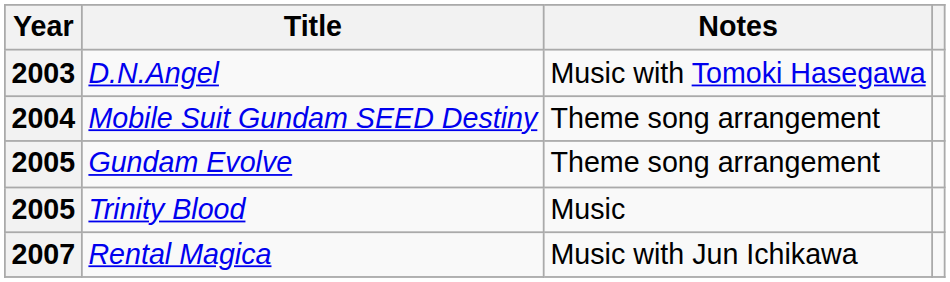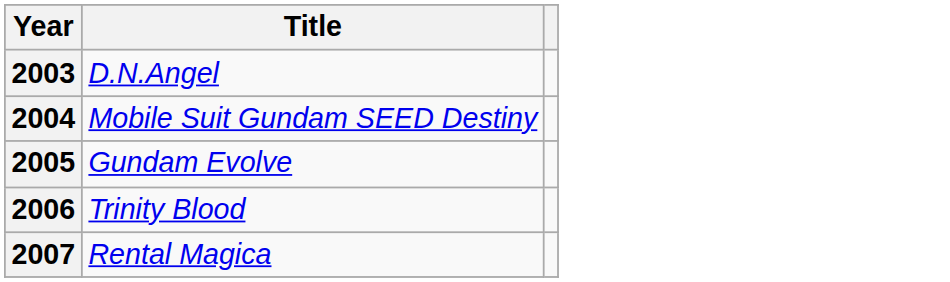- column: (738, 27)
(43, 208) 2005 -> (43, 208) 2006
